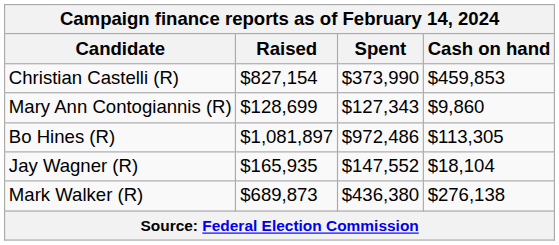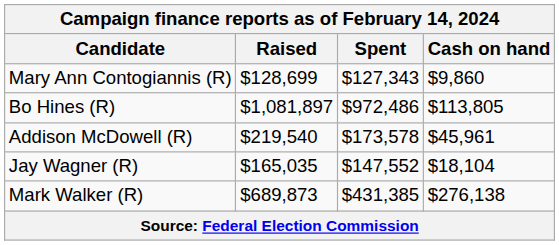- row: (94, 78)
(466, 136) $113,305 -> (466, 107) $113,805
+ row: (101, 136)
(279, 166) $165,935 -> (279, 166) $165,035
(380, 195) $436,380 -> (380, 195) $431,385
